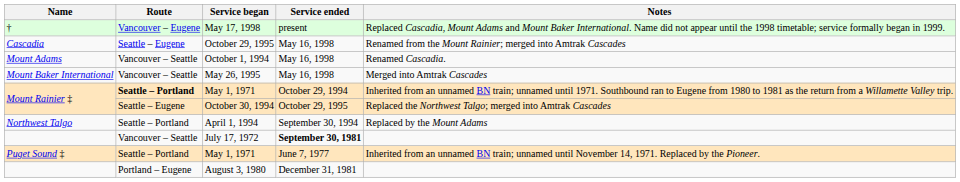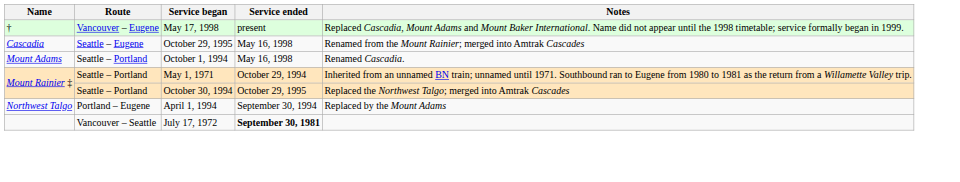(158, 59) Vancouver – Seattle -> (112, 59) Seattle – Portland
- row: (60, 75)
(156, 91) bold -> (112, 75) normal
(151, 106) Seattle – Eugene -> (112, 91) Seattle – Portland
(153, 122) Seattle – Portland -> (113, 106) Portland – Eugene
- row: (36, 153)
- row: (60, 170)
